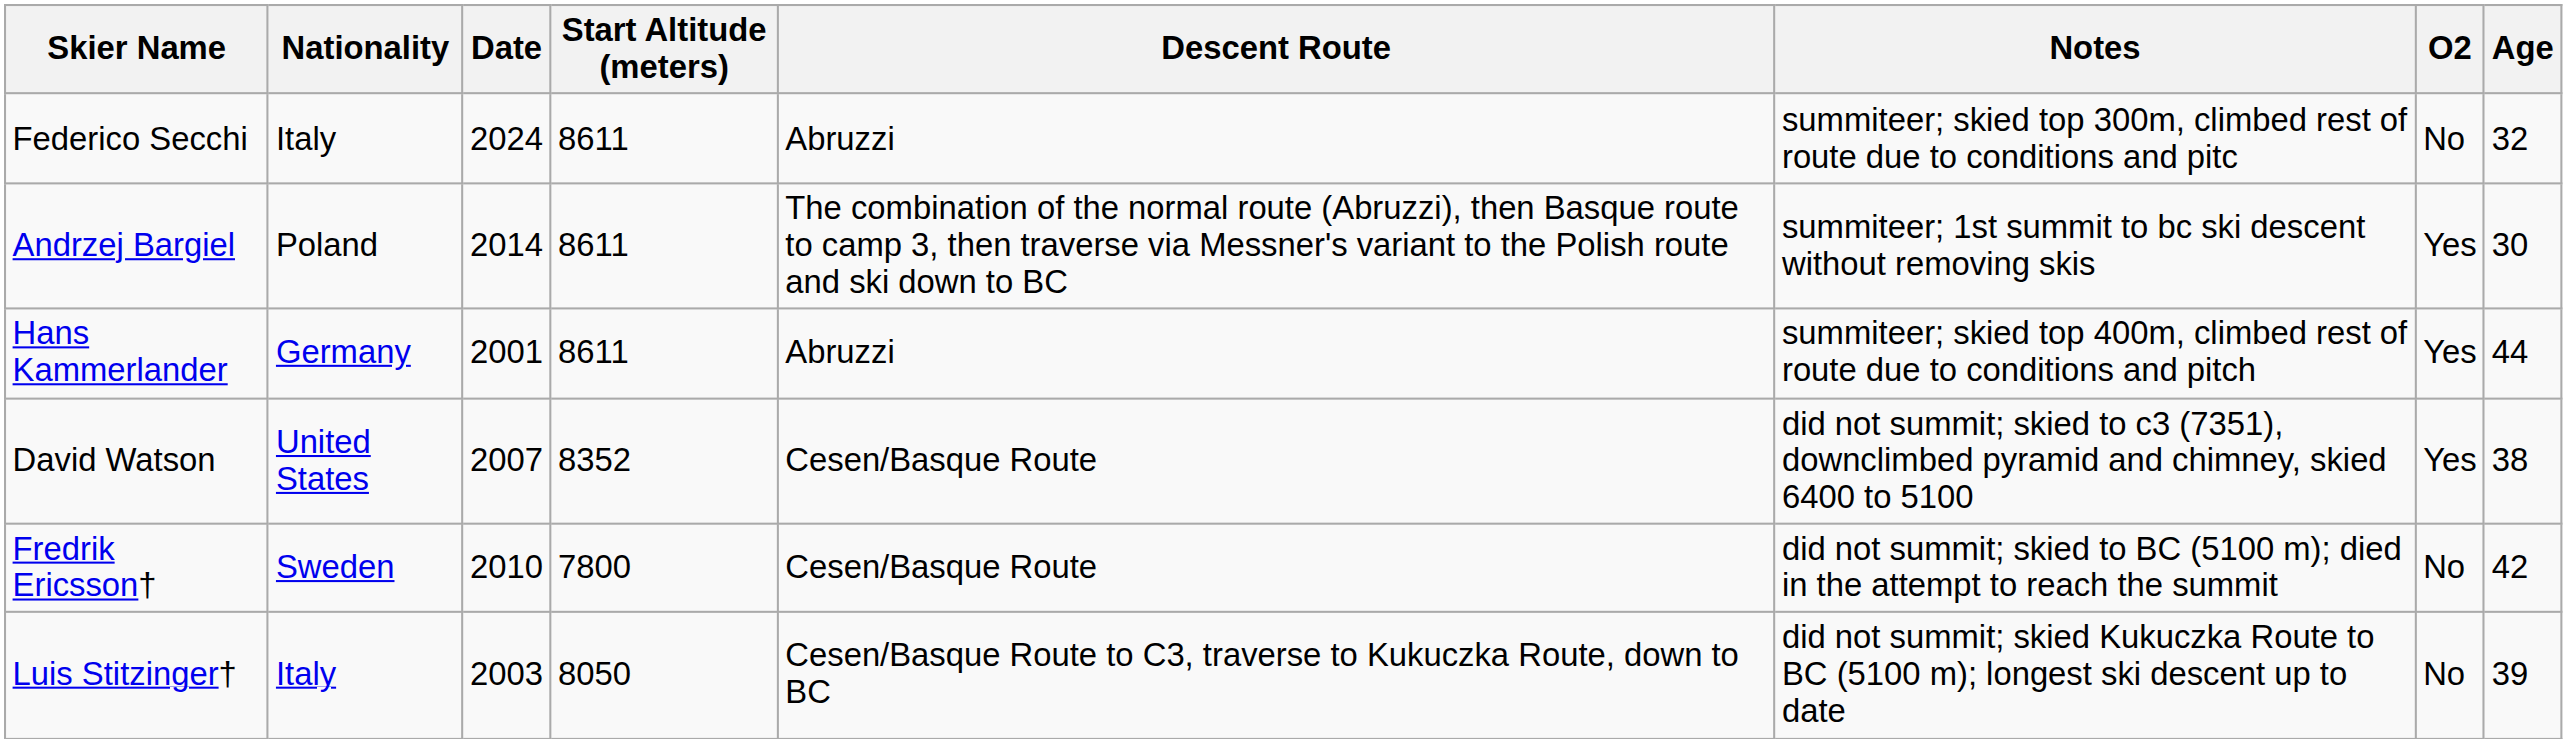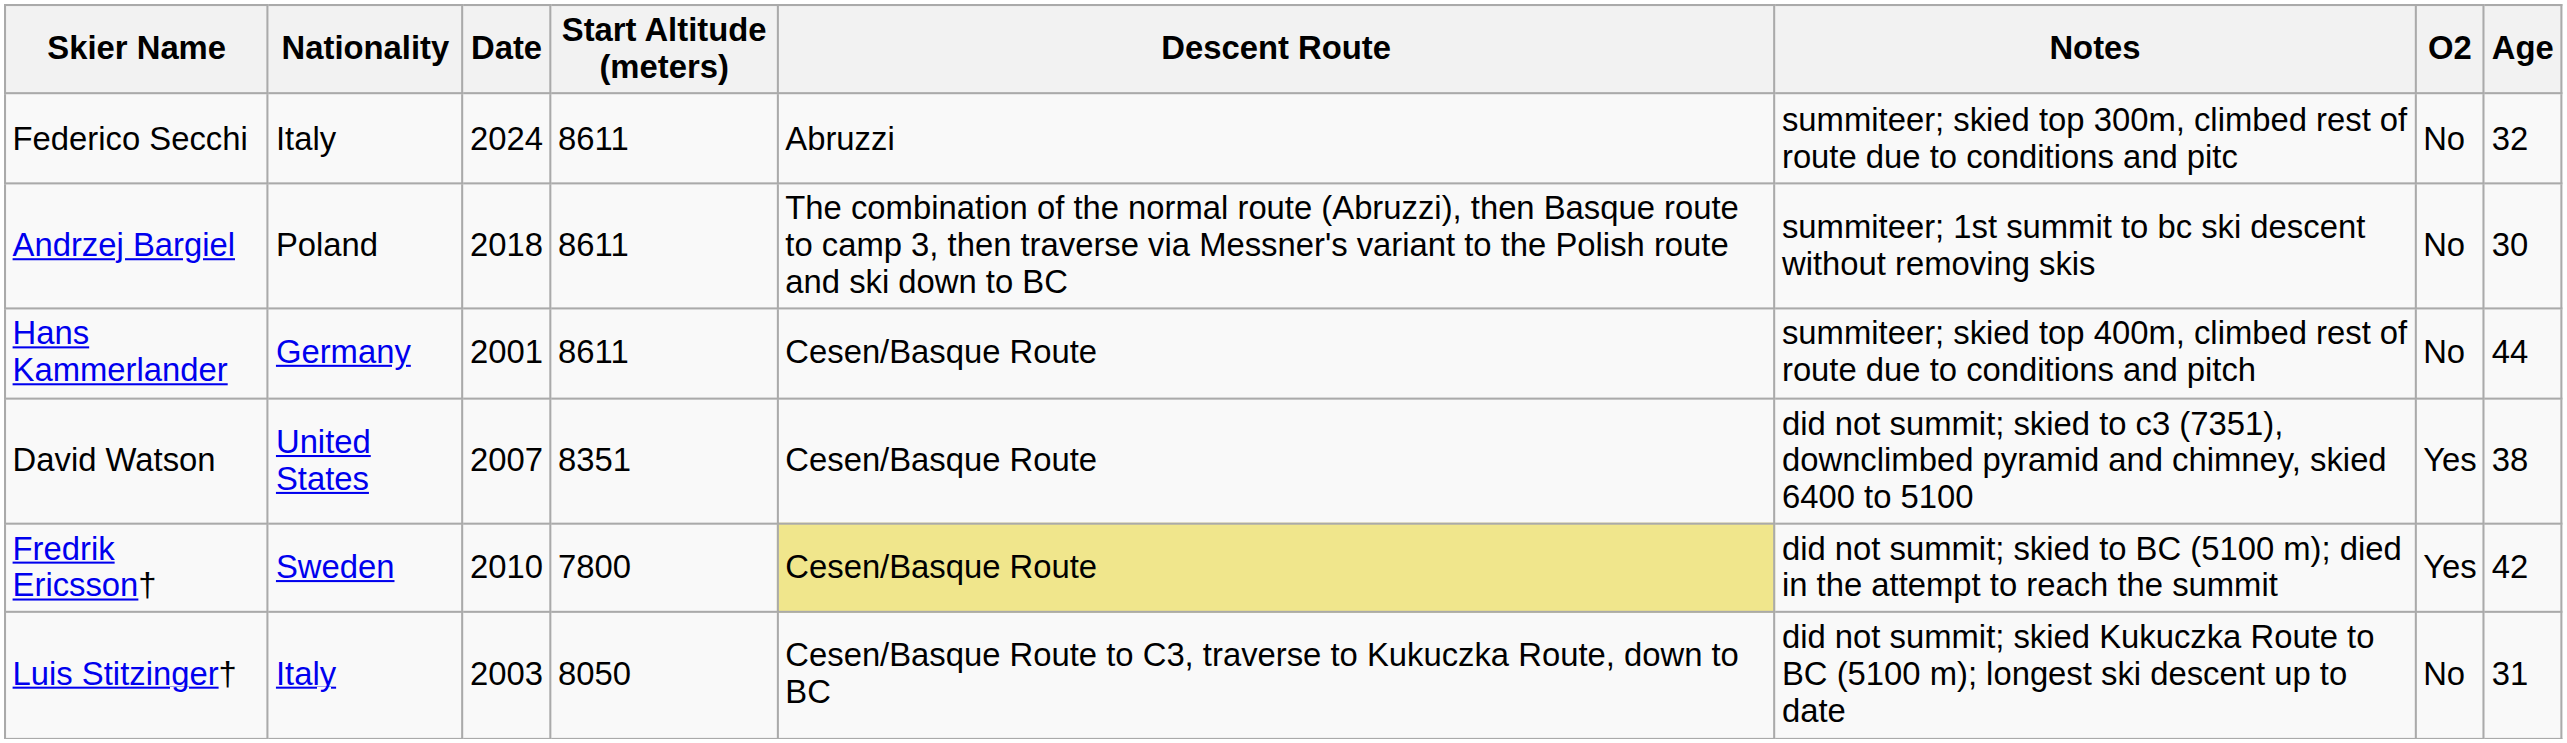(507, 245) 2014 -> (507, 245) 2018
(2450, 245) Yes -> (2444, 245) No
(840, 352) Abruzzi -> (941, 352) Cesen/Basque Route
(2450, 352) Yes -> (2444, 352) No
(595, 459) 8352 -> (595, 459) 8351
(941, 567) no background -> (941, 567) khaki background
(2444, 567) No -> (2450, 567) Yes
(2510, 674) 39 -> (2510, 674) 31
